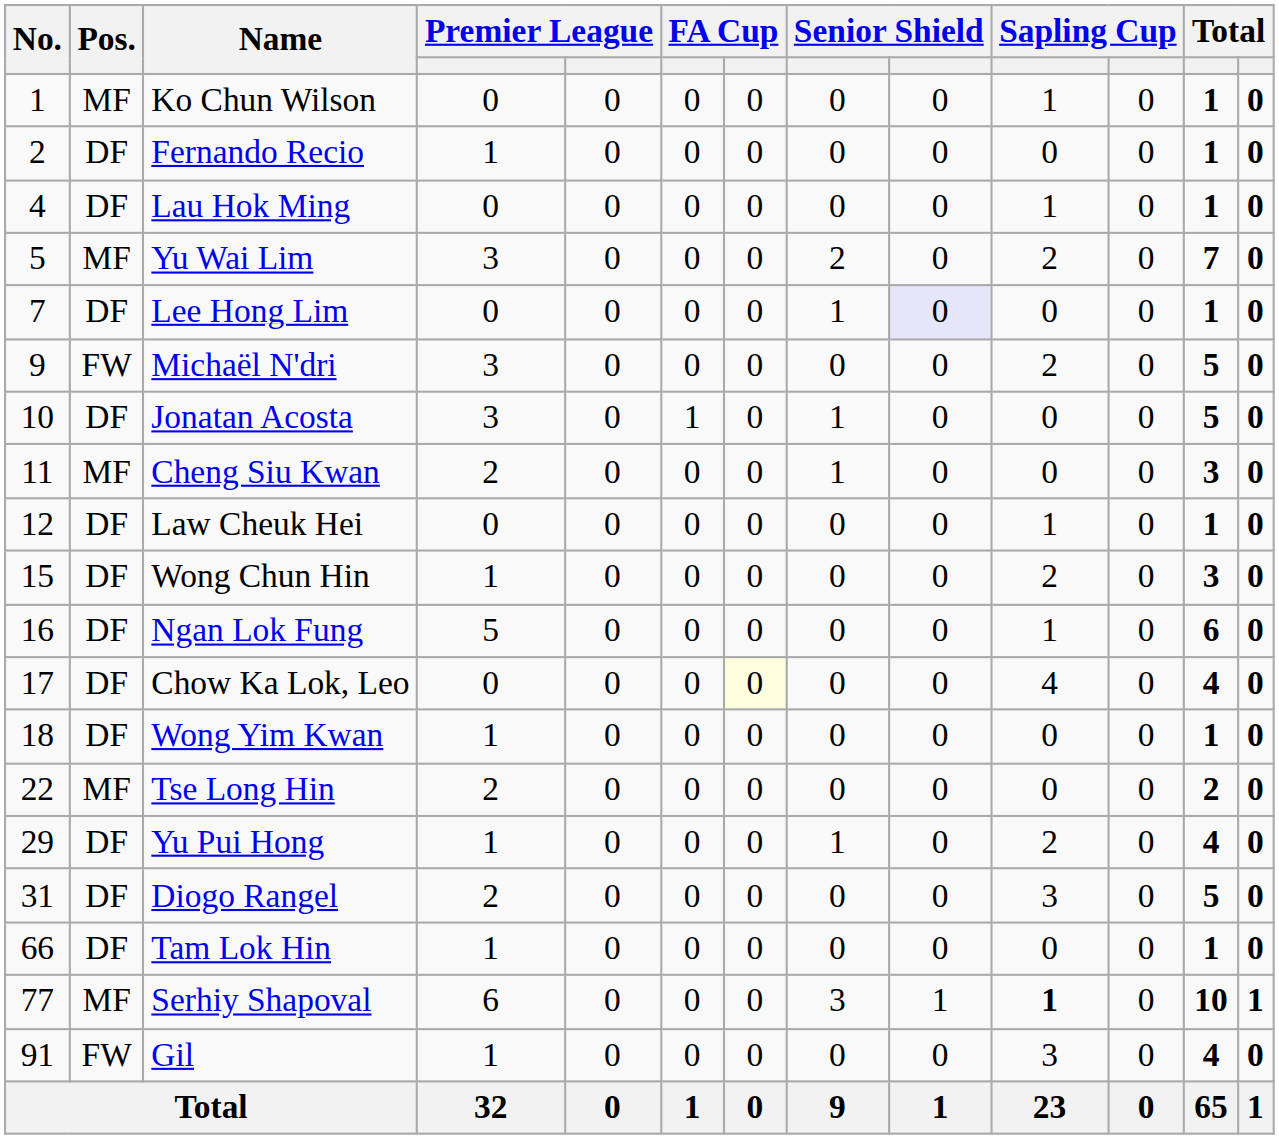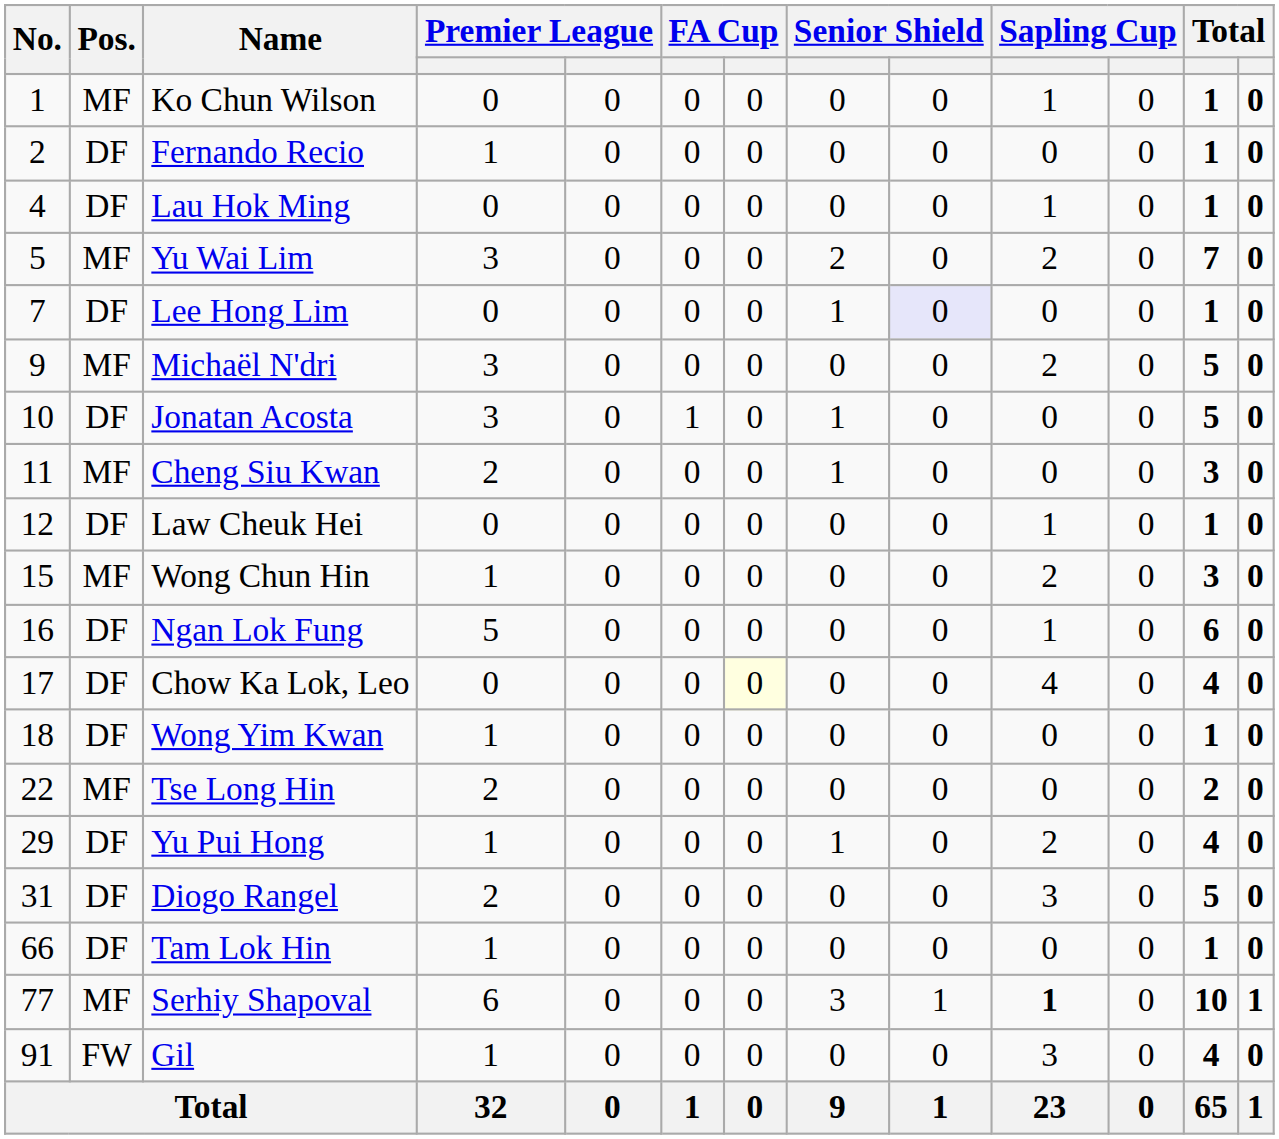(107, 364) FW -> (107, 364) MF
(107, 576) DF -> (107, 576) MF
